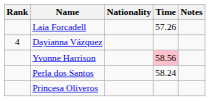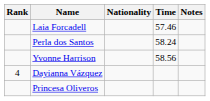(166, 27) 57.26 -> (166, 27) 57.46
rows swapped: (63, 73) <-> (67, 42)
(166, 58) pink background -> (166, 58) no background
